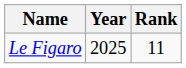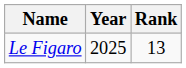(156, 47) 11 -> (156, 47) 13
